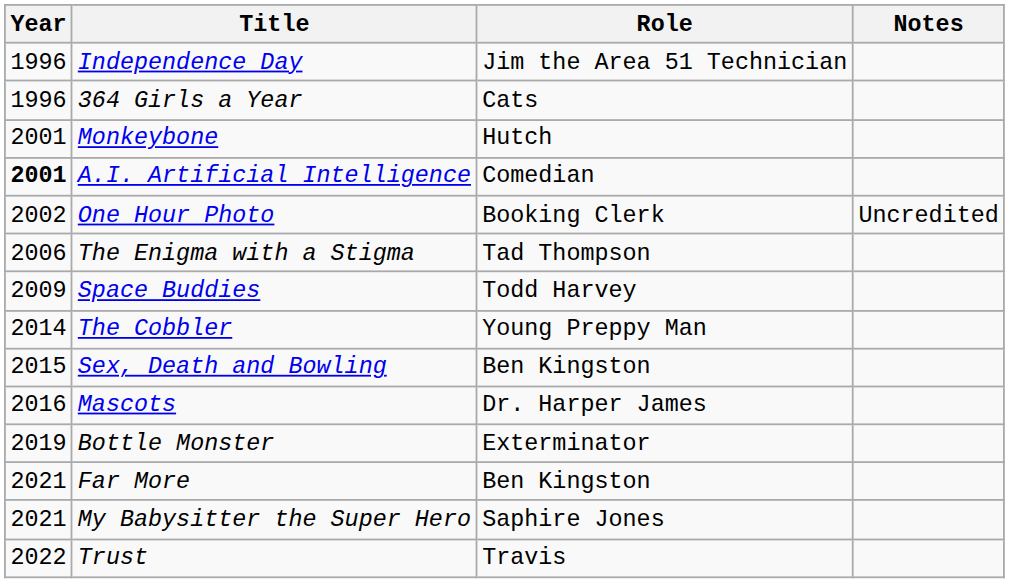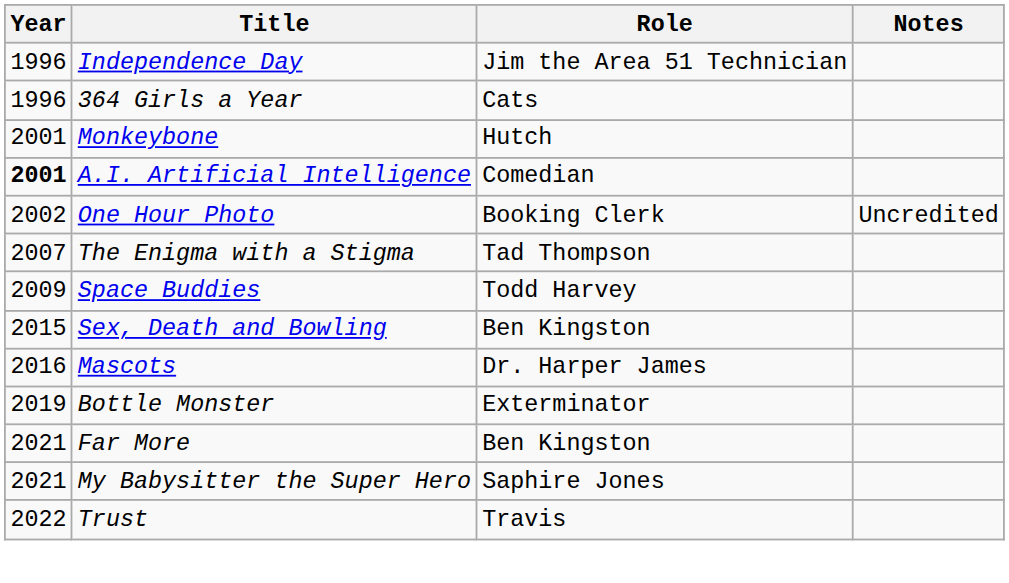(39, 253) 2006 -> (39, 253) 2007
- row: (155, 329)
